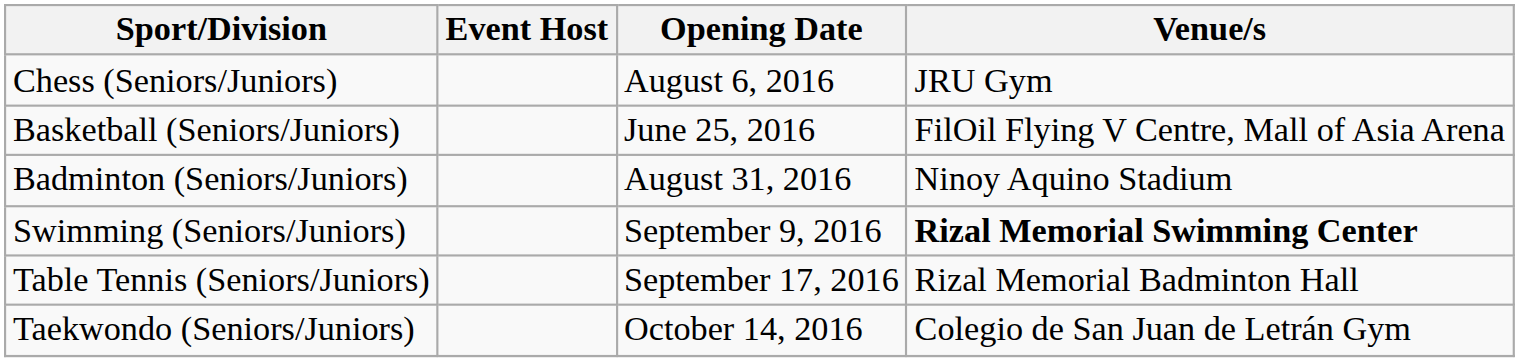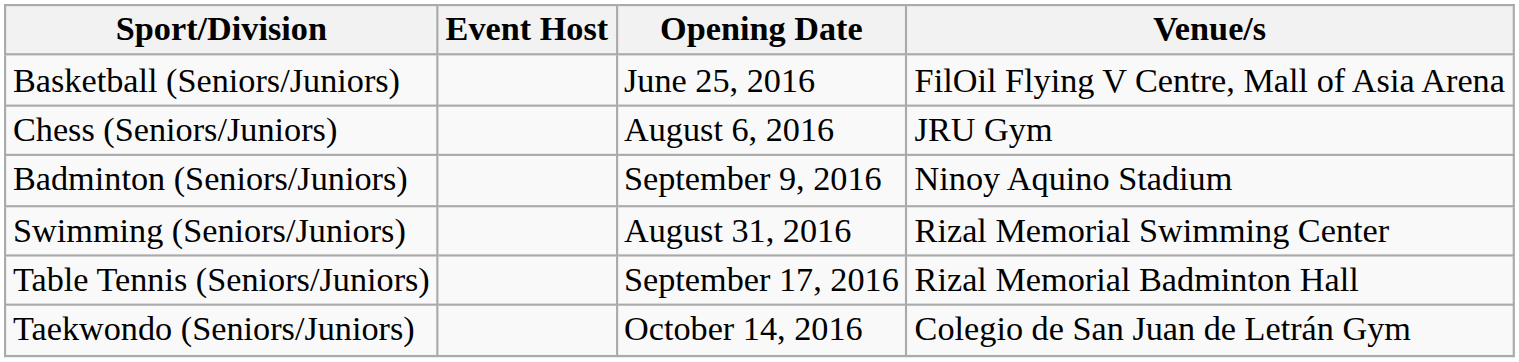rows swapped: (206, 129) <-> (175, 79)
(738, 179) August 31, 2016 -> (753, 179) September 9, 2016
(753, 229) September 9, 2016 -> (738, 229) August 31, 2016
(1166, 229) bold -> (1152, 229) normal
